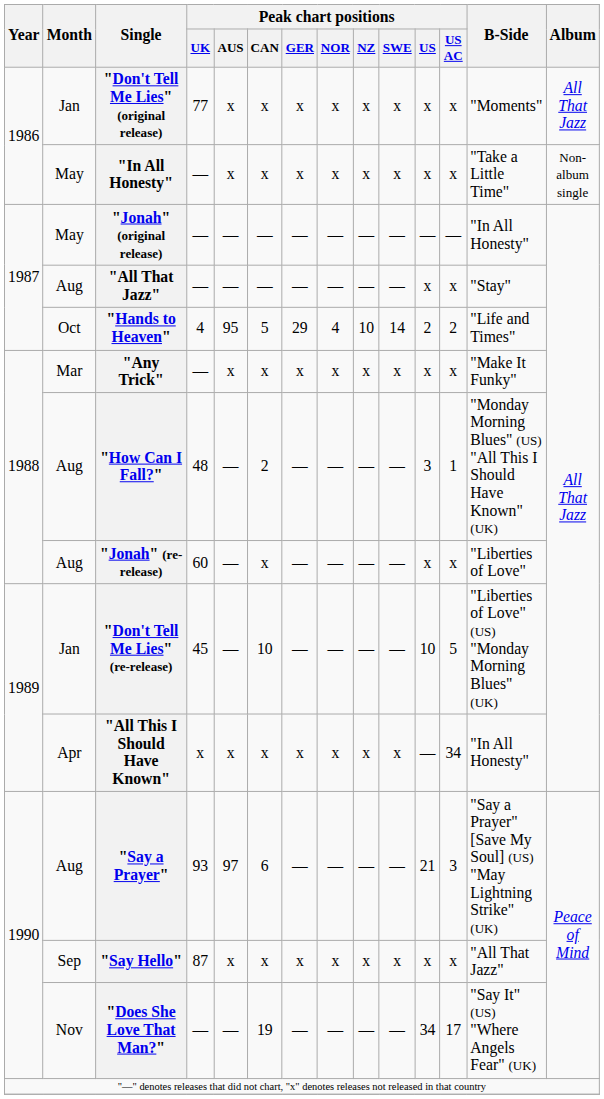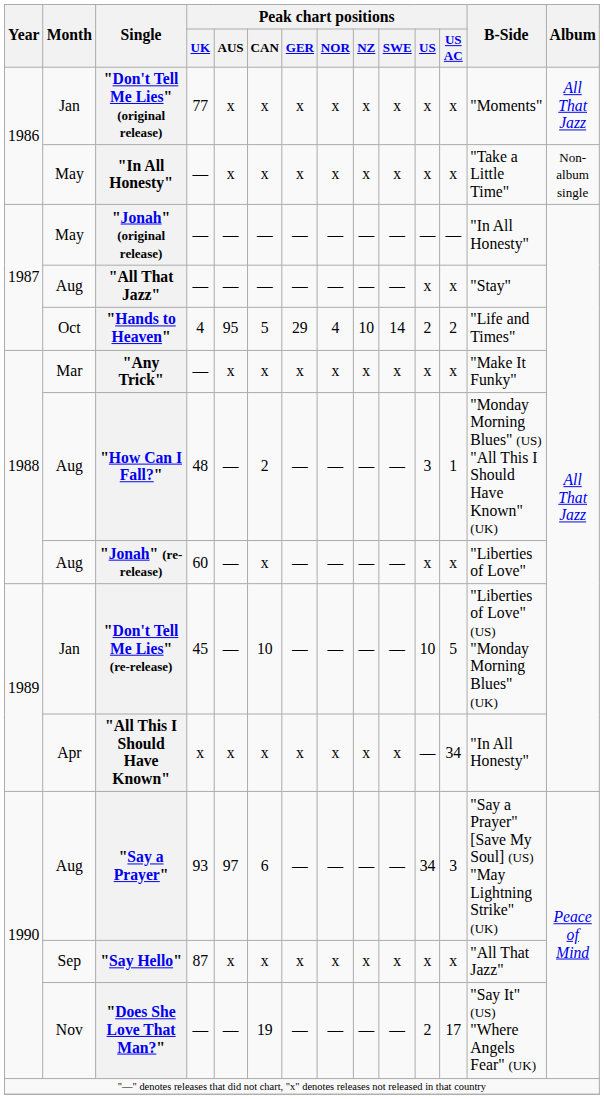(427, 866) 21 -> (427, 866) 34
(427, 1030) 34 -> (427, 1030) 2
